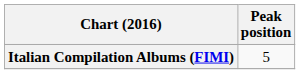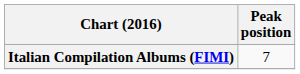(266, 56) 5 -> (266, 56) 7
